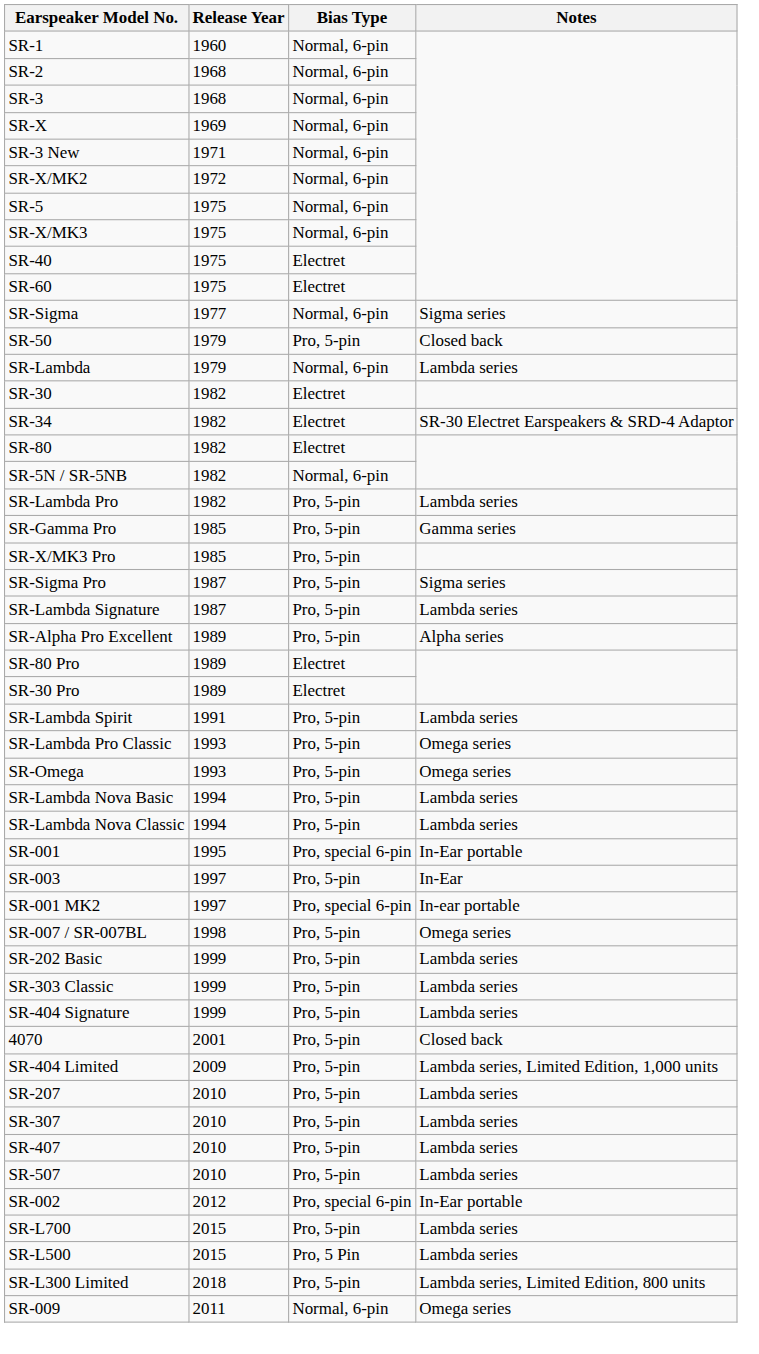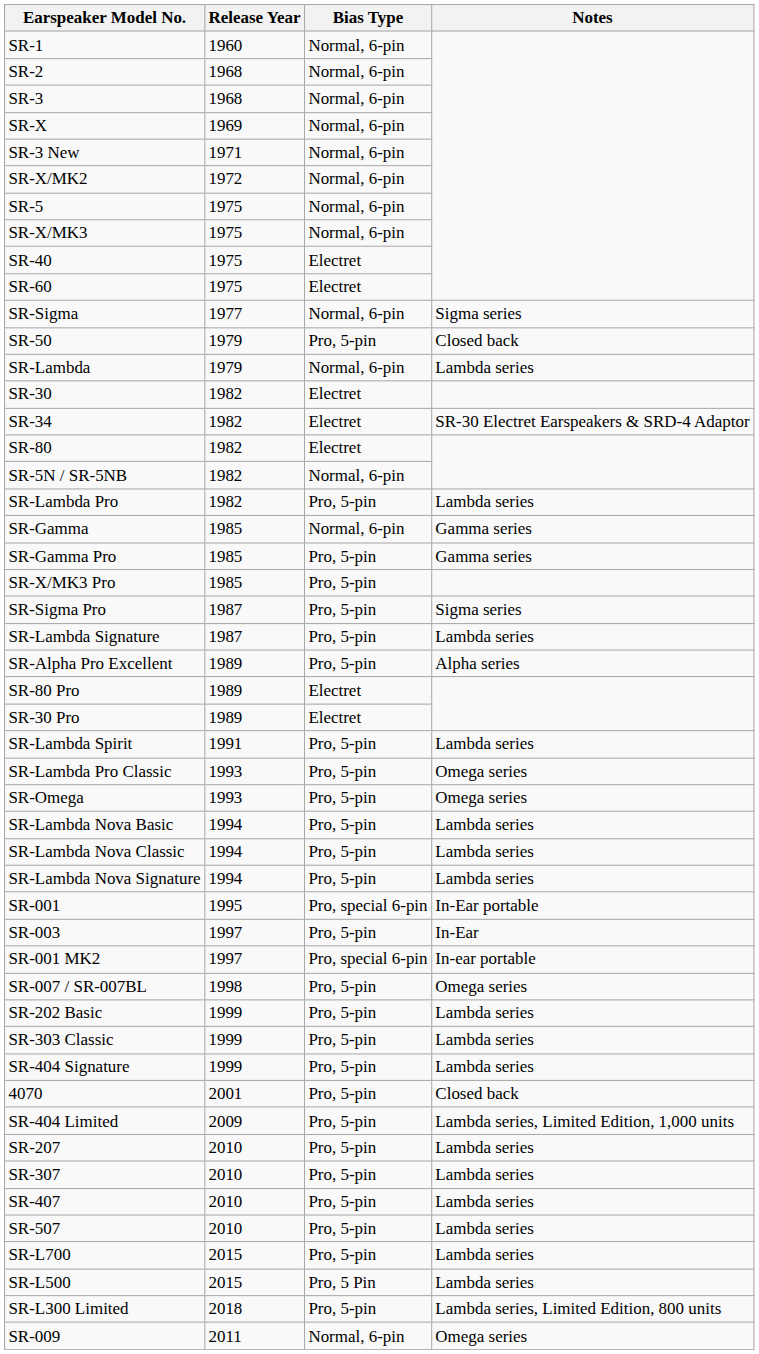+ row: (48, 529)
+ row: (105, 878)
- row: (34, 1201)
